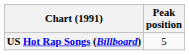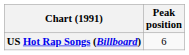(164, 41) 5 -> (164, 41) 6
